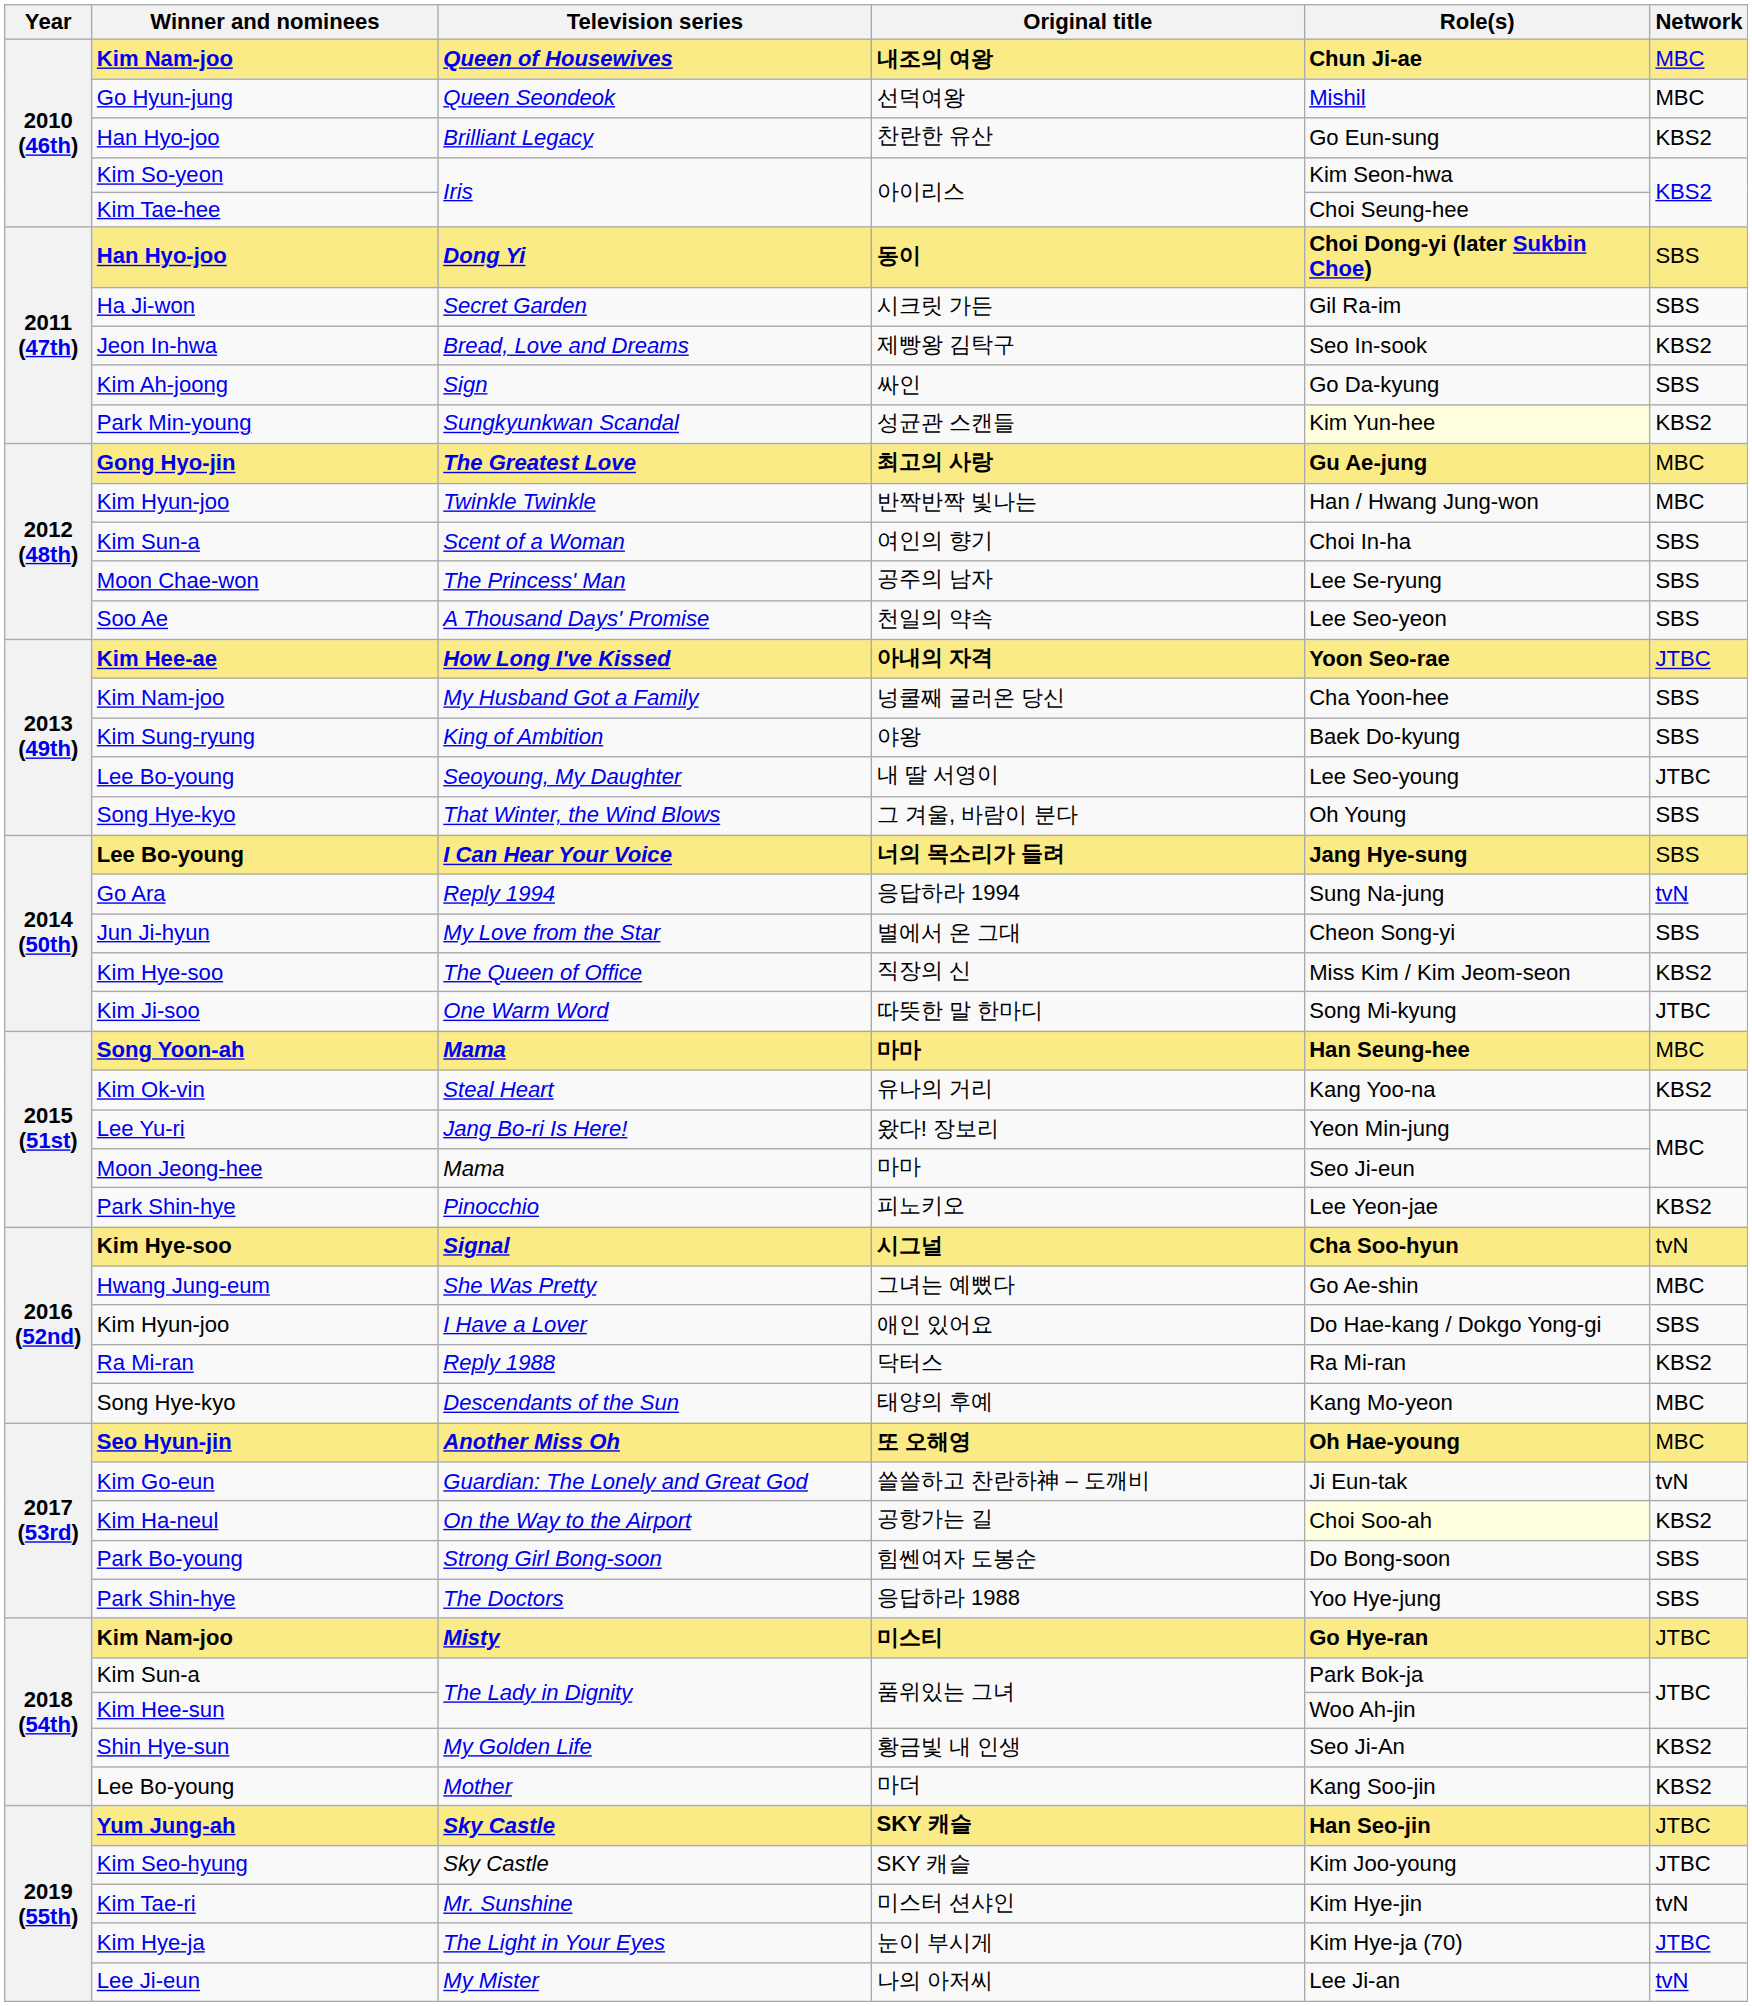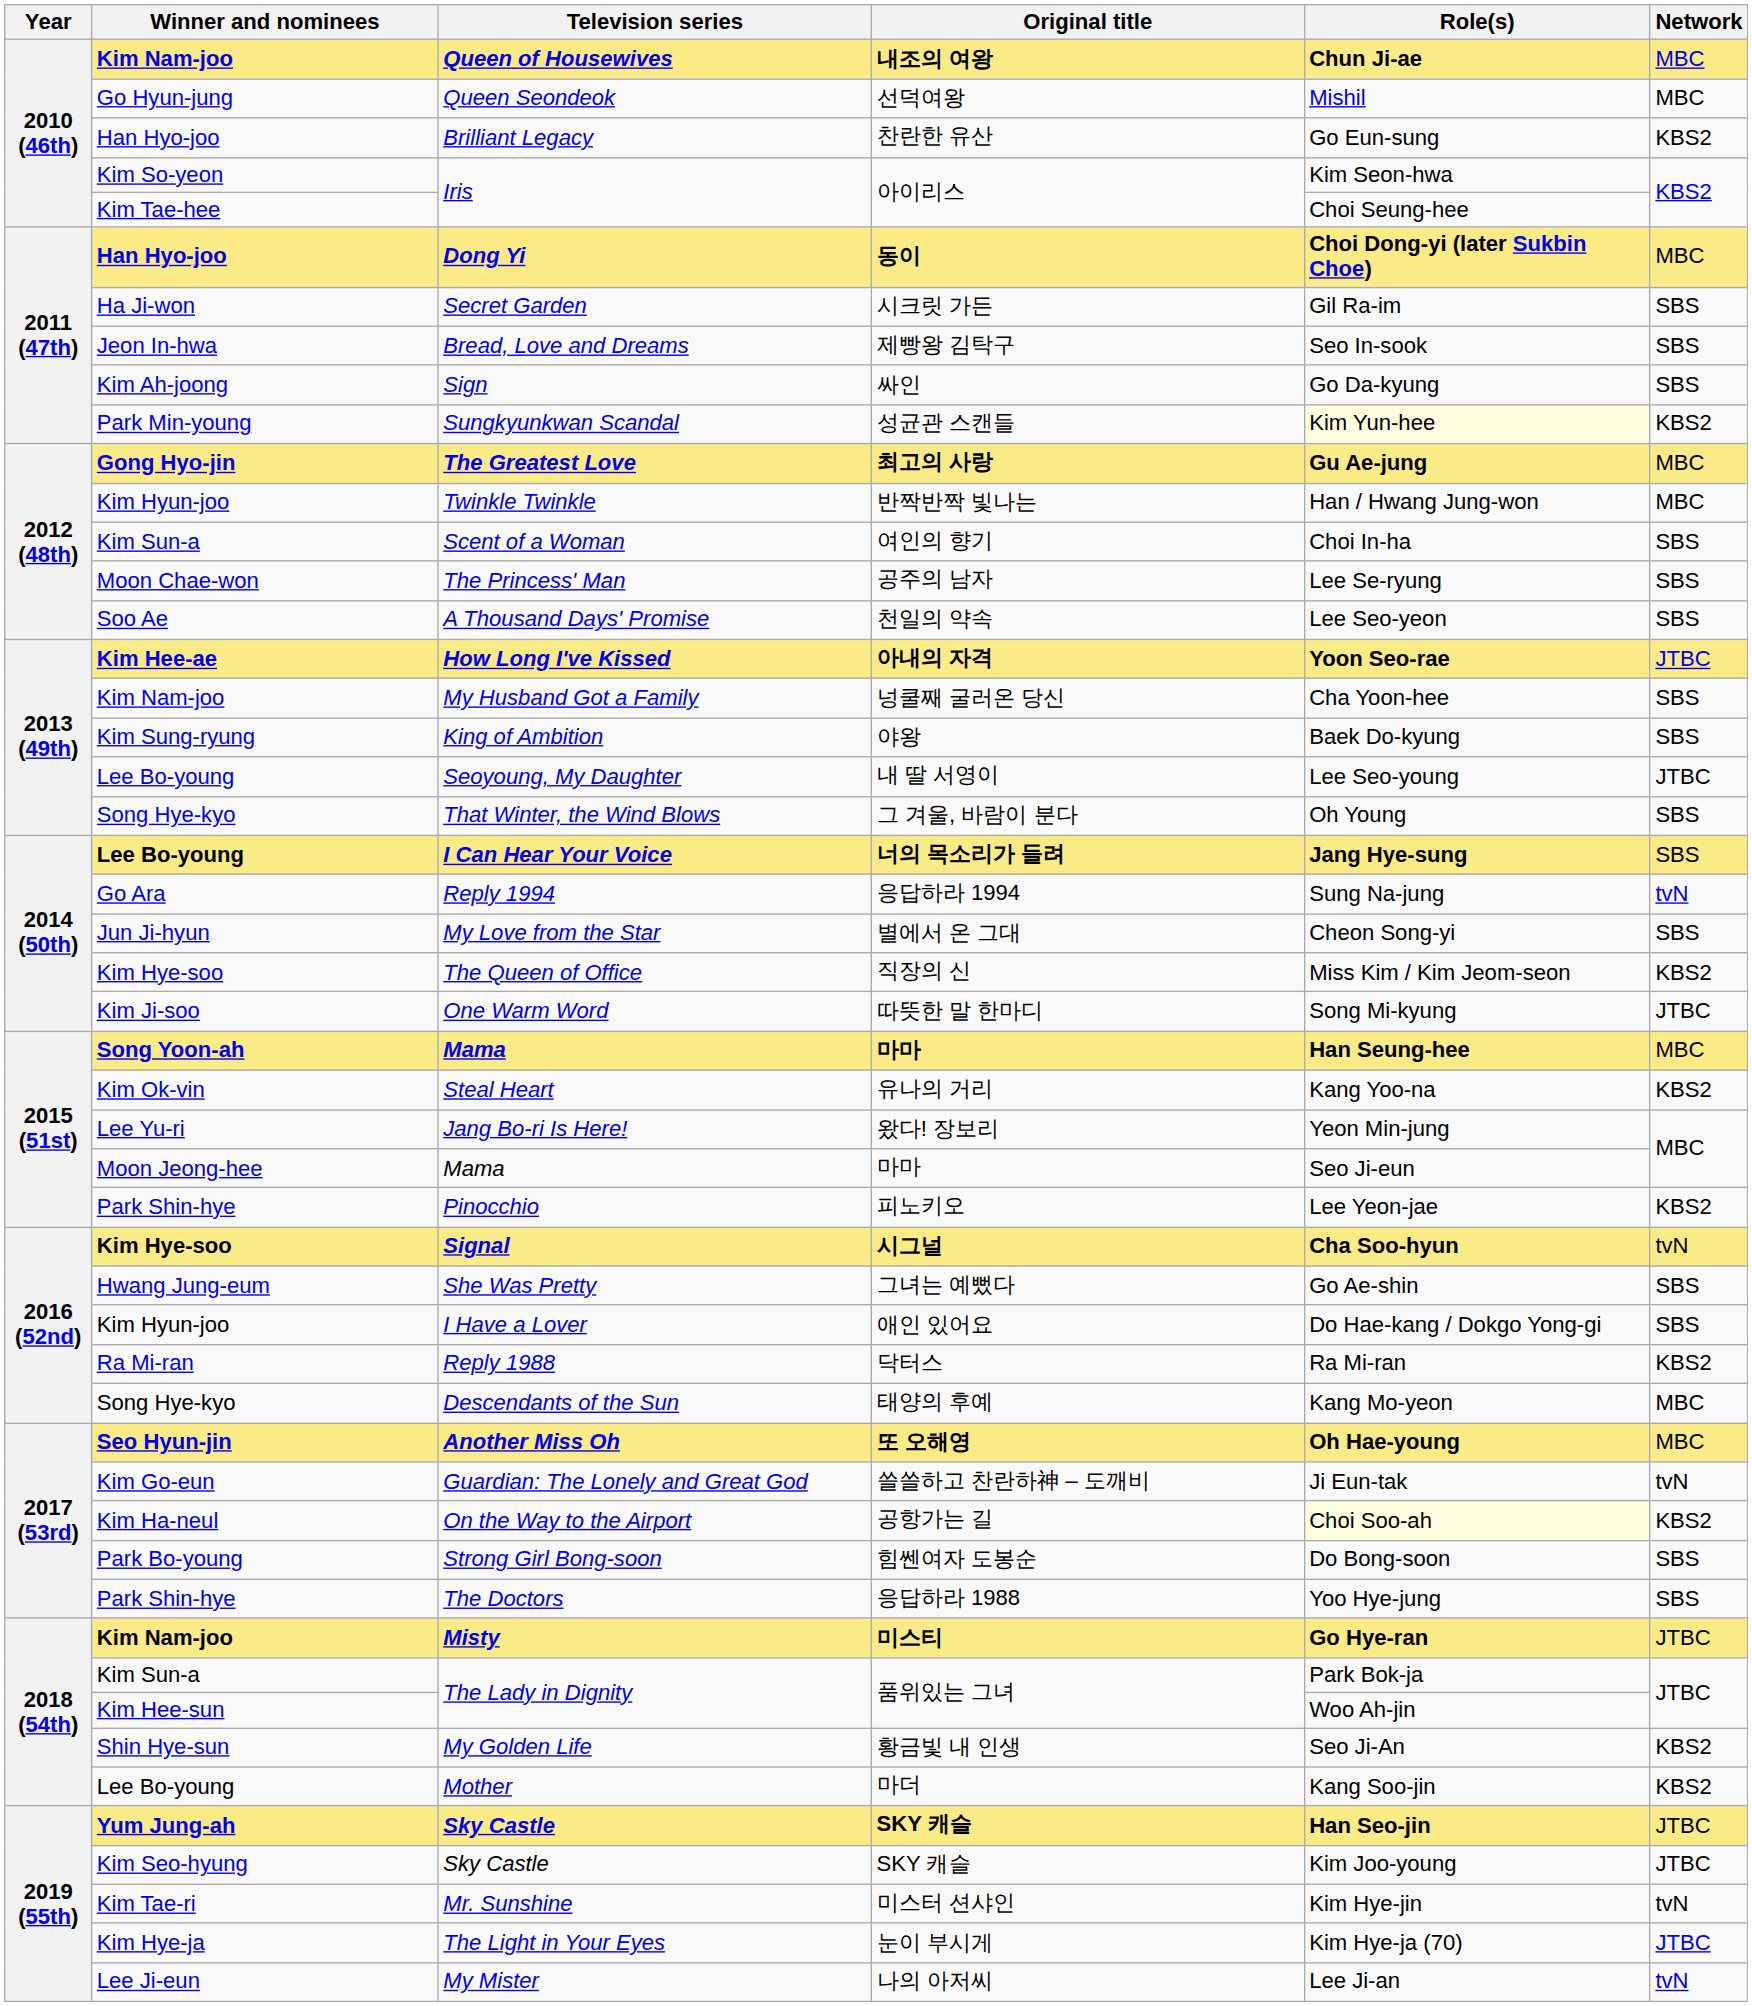(1677, 256) SBS -> (1680, 256) MBC
(1684, 345) KBS2 -> (1677, 345) SBS
(1680, 1285) MBC -> (1677, 1285) SBS
